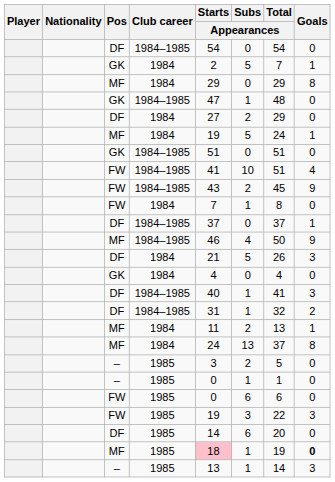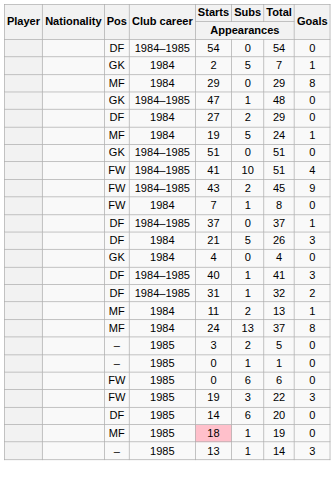- row: (117, 240)
(312, 450) bold -> (312, 433) normal
